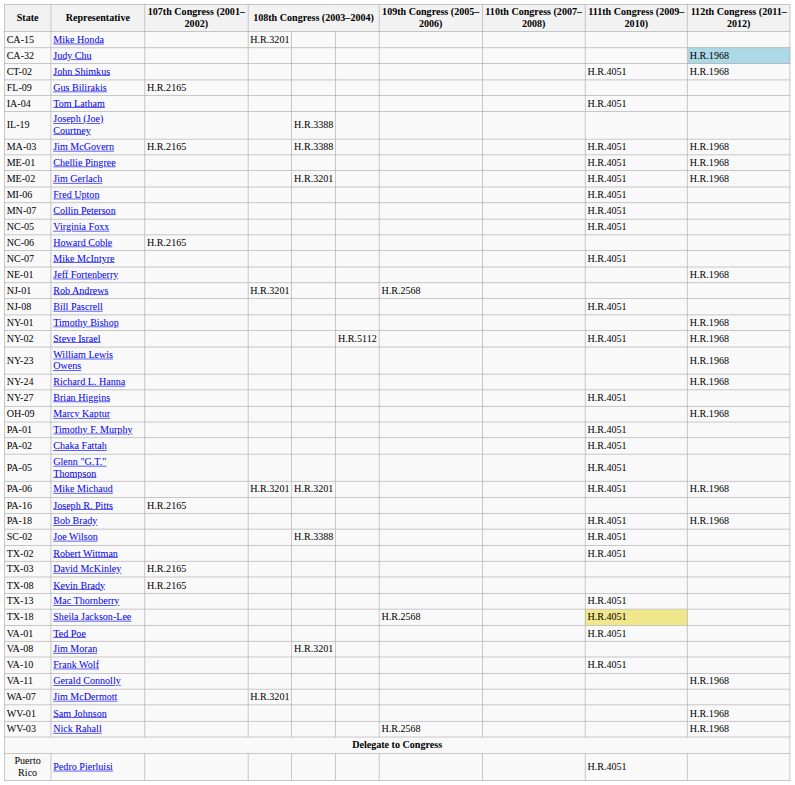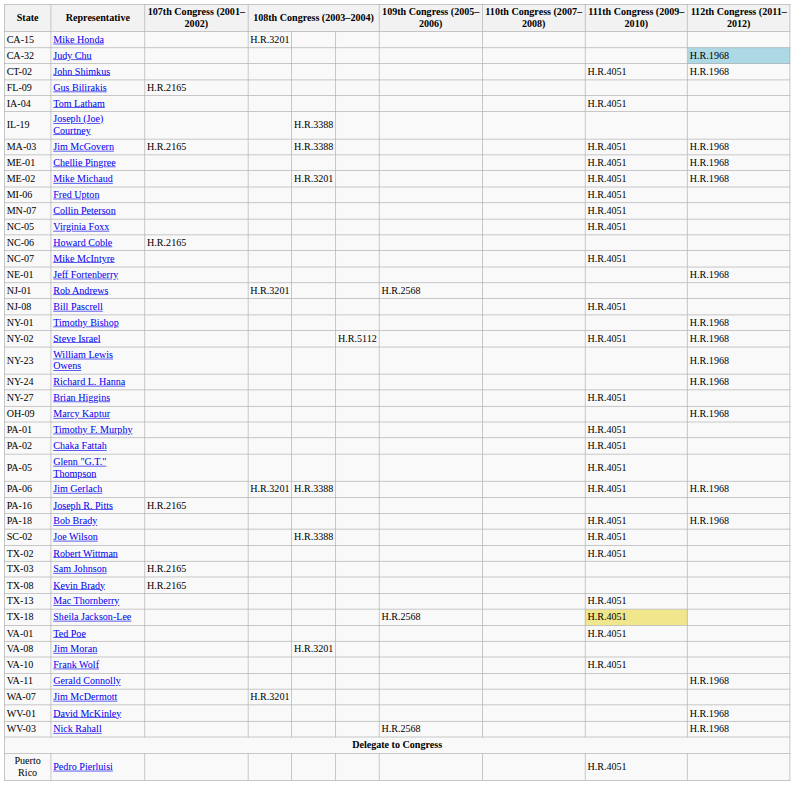(78, 179) Jim Gerlach -> (83, 179) Mike Michaud
(83, 489) Mike Michaud -> (78, 489) Jim Gerlach
(314, 489) H.R.3201 -> (314, 489) H.R.3388
(87, 569) David McKinley -> (80, 569) Sam Johnson
(80, 713) Sam Johnson -> (87, 713) David McKinley
